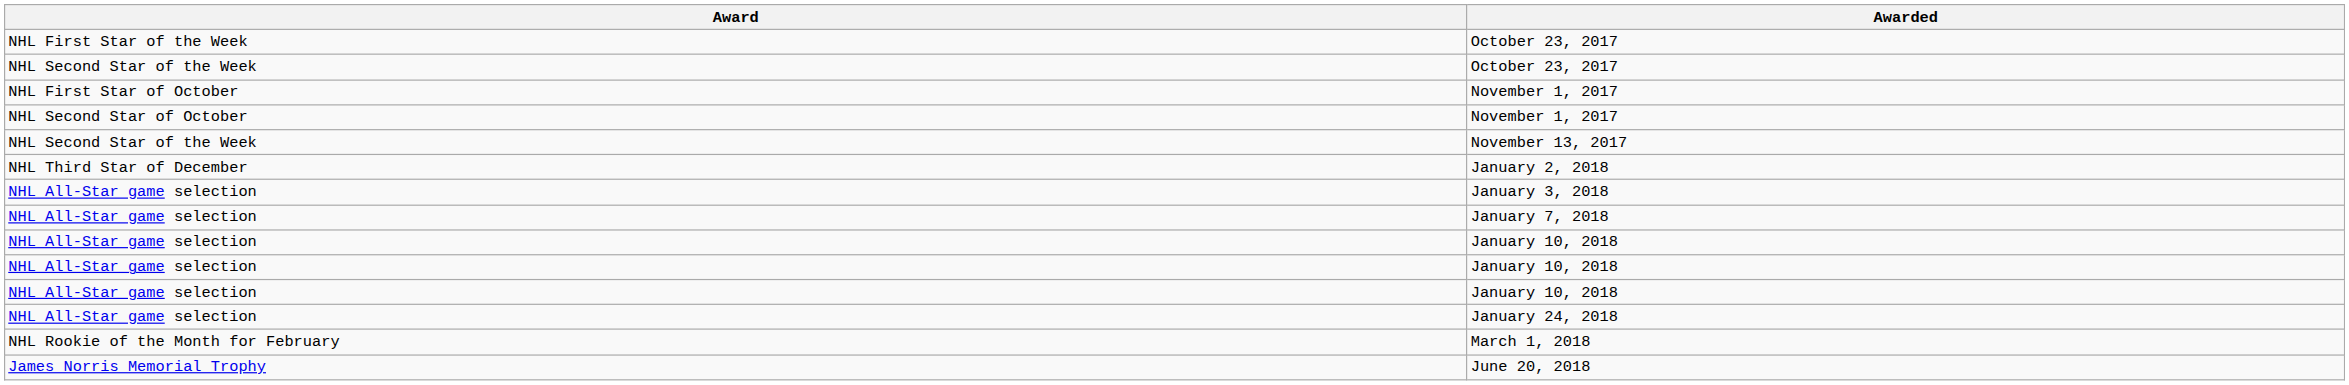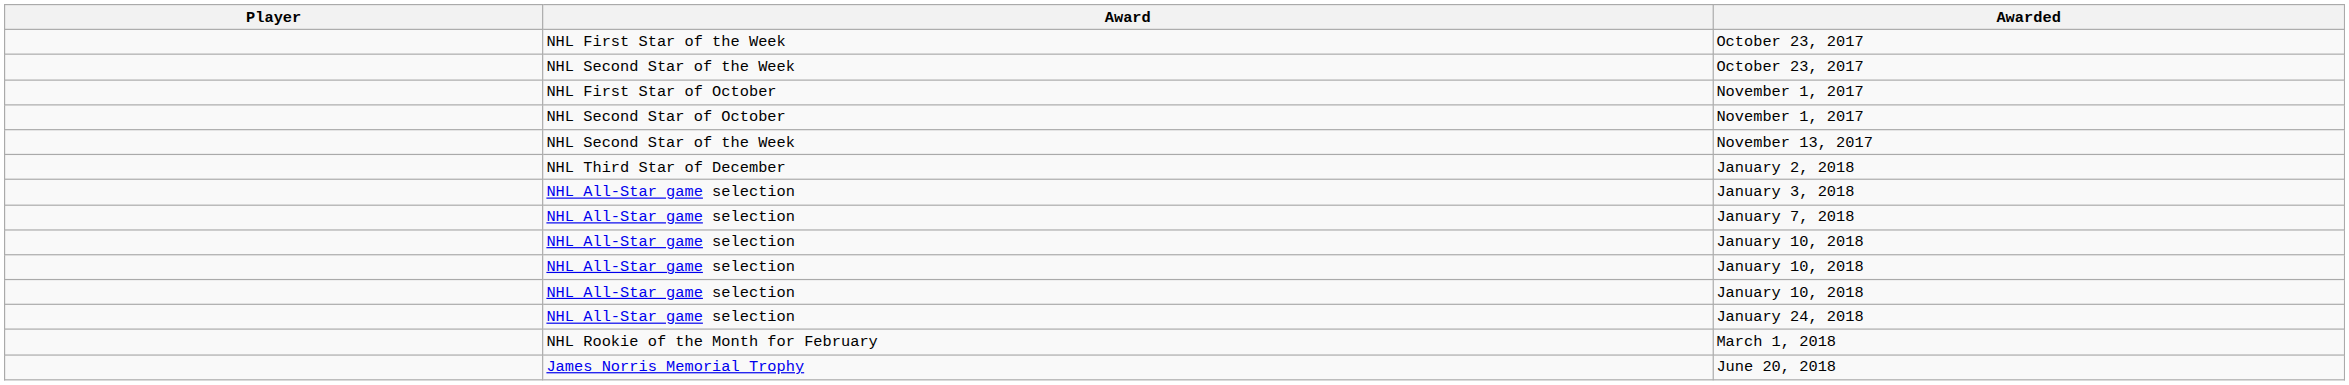+ column: (274, 17)
